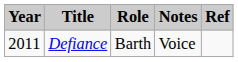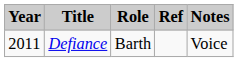columns swapped: (178, 17) <-> (217, 17)
